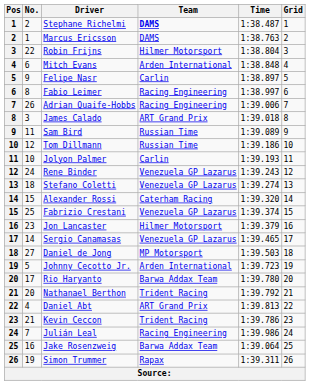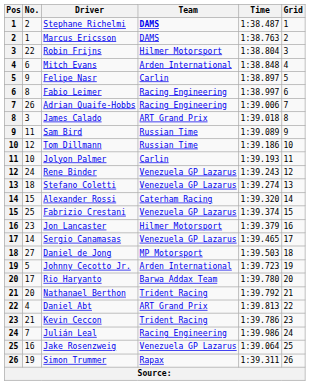(178, 347) Barwa Addax Team -> (188, 347) Venezuela GP Lazarus
